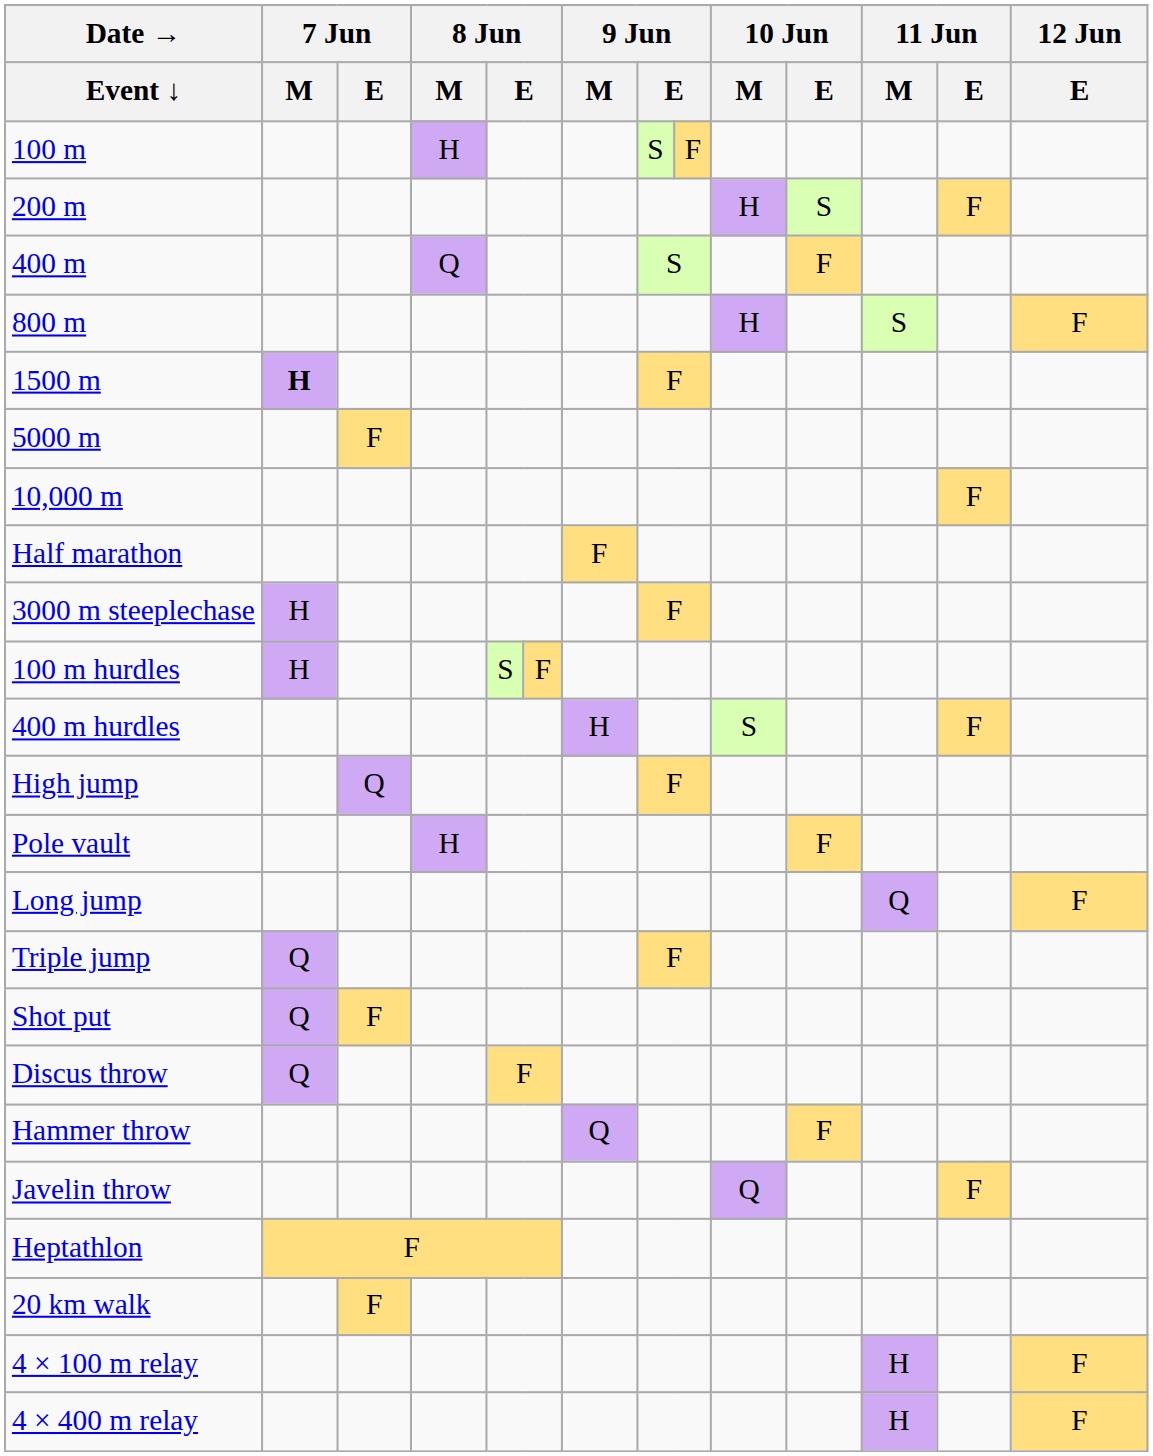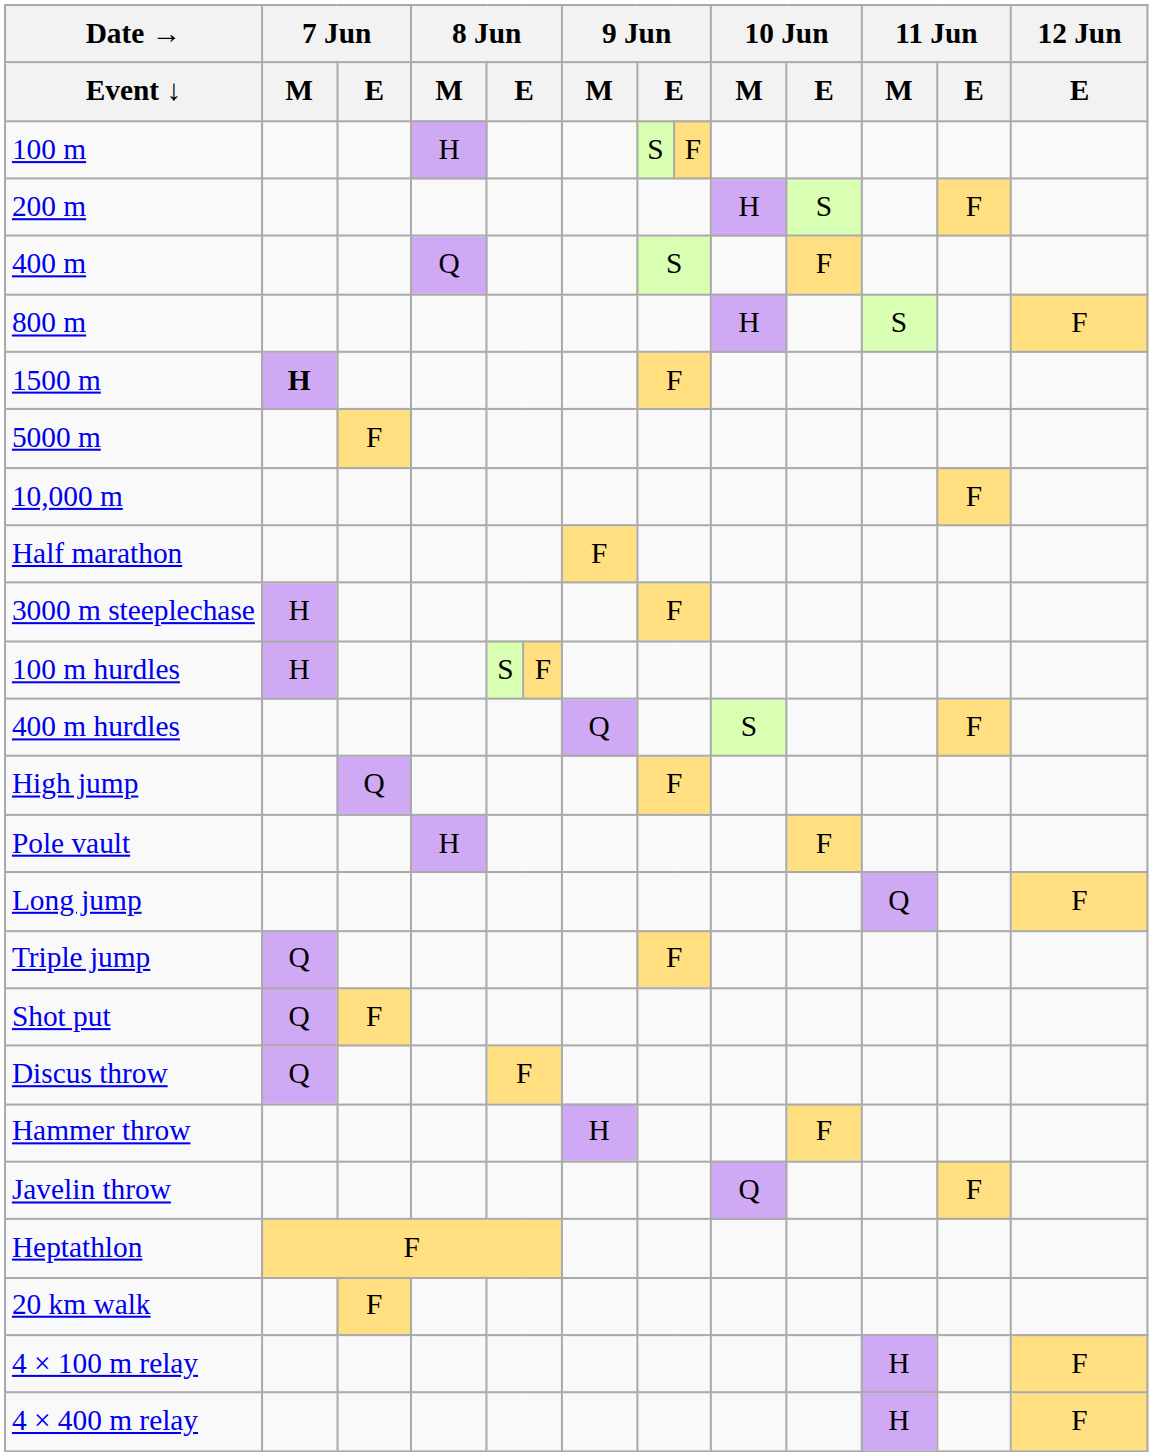(599, 727) H -> (599, 727) Q
(599, 1131) Q -> (599, 1131) H
